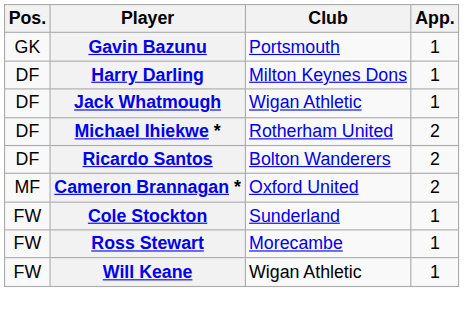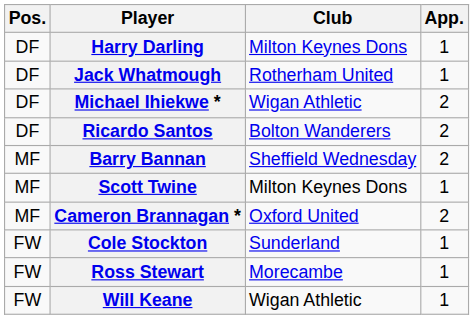- row: (148, 46)
(305, 103) Wigan Athletic -> (321, 74) Rotherham United
(321, 131) Rotherham United -> (305, 103) Wigan Athletic
+ row: (148, 159)
+ row: (148, 187)
